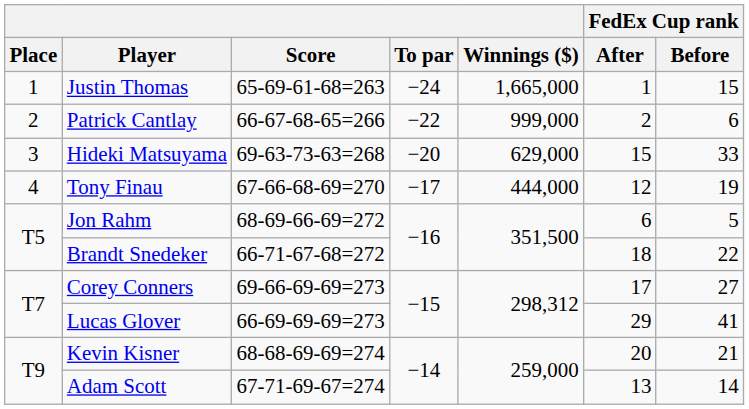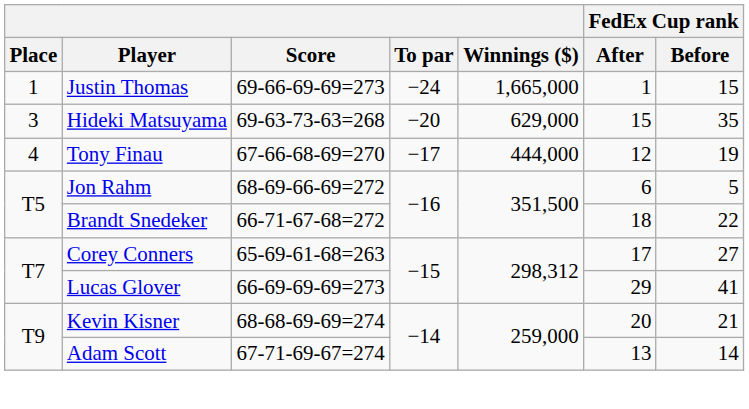(311, 87) 65-69-61-68=263 -> (311, 87) 69-66-69-69=273
- row: (132, 120)
(728, 154) 33 -> (728, 120) 35
(311, 287) 69-66-69-69=273 -> (311, 253) 65-69-61-68=263
